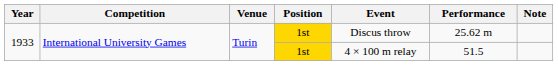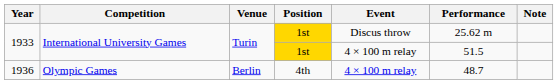+ row: (22, 70)
